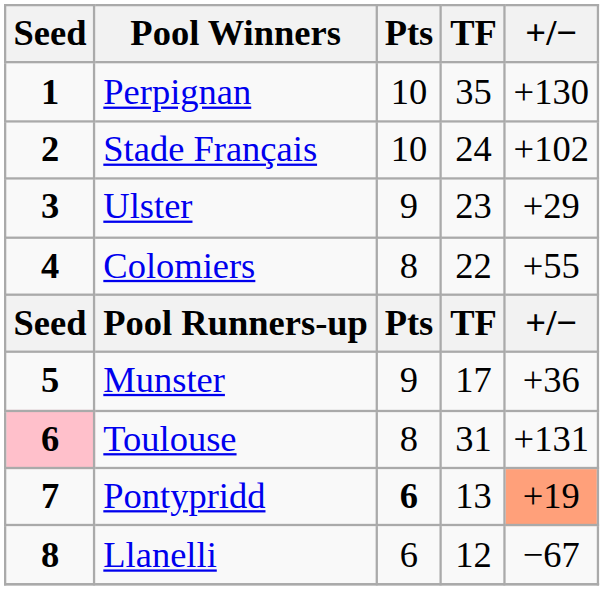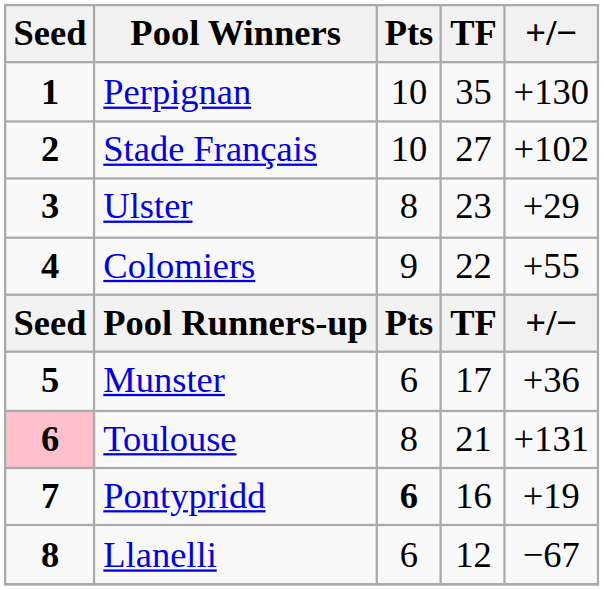(473, 149) 24 -> (473, 149) 27
(409, 206) 9 -> (409, 206) 8
(409, 264) 8 -> (409, 264) 9
(409, 380) 9 -> (409, 380) 6
(473, 438) 31 -> (473, 438) 21
(473, 496) 13 -> (473, 496) 16
(551, 496) lightsalmon background -> (551, 496) no background
